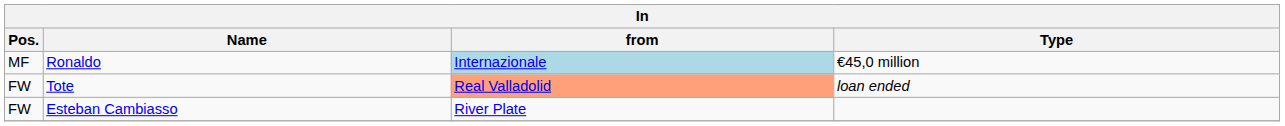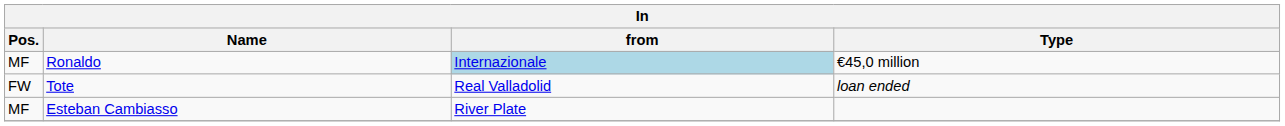(503, 86) lightsalmon background -> (503, 86) no background
(19, 109) FW -> (19, 109) MF
